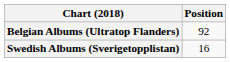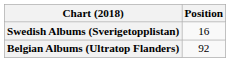rows swapped: (93, 31) <-> (93, 48)
